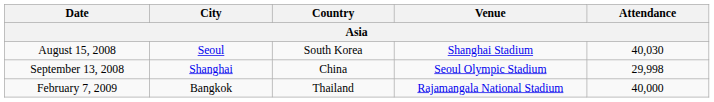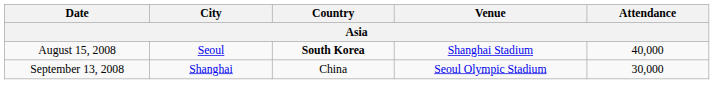(333, 50) normal -> (333, 50) bold
(648, 50) 40,030 -> (648, 50) 40,000
(648, 69) 29,998 -> (648, 69) 30,000
- row: (77, 87)
